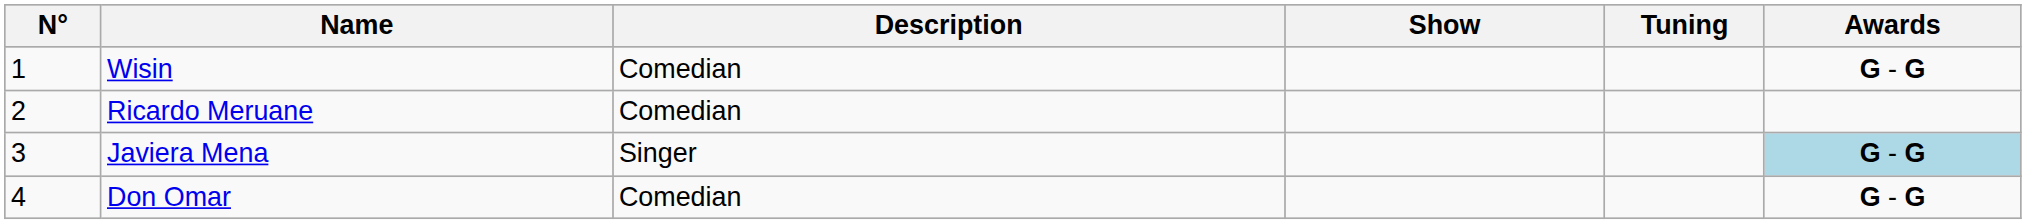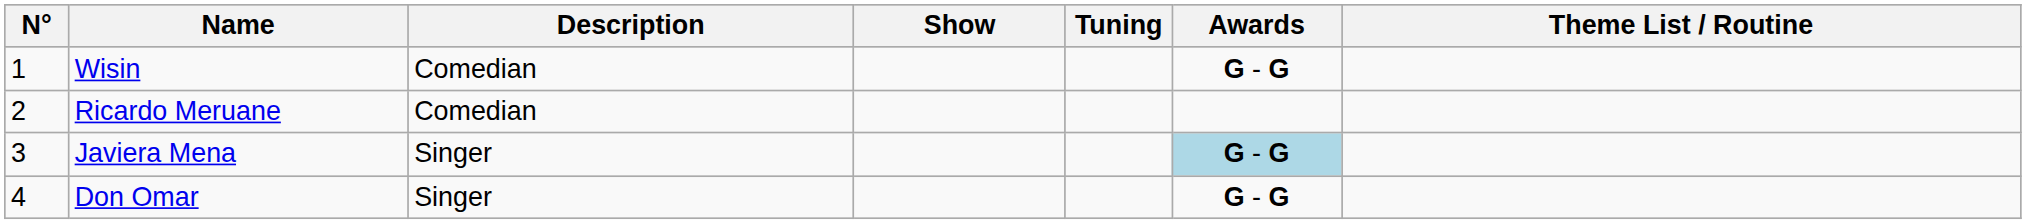+ column: (1681, 25)
(680, 196) Comedian -> (453, 196) Singer
